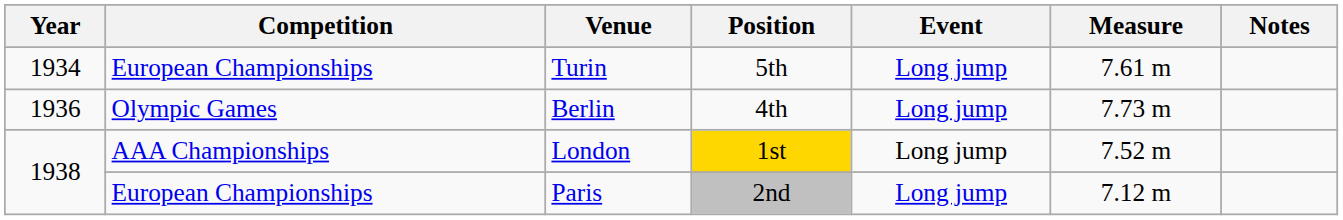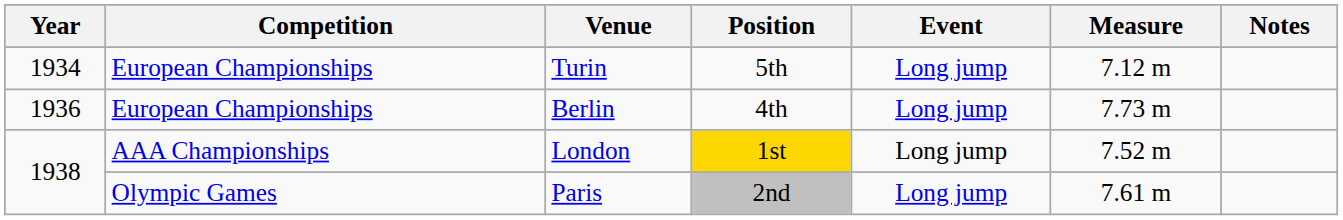(1136, 67) 7.61 m -> (1136, 67) 7.12 m
(194, 109) Olympic Games -> (242, 109) European Championships
(242, 192) European Championships -> (194, 192) Olympic Games
(1136, 192) 7.12 m -> (1136, 192) 7.61 m
